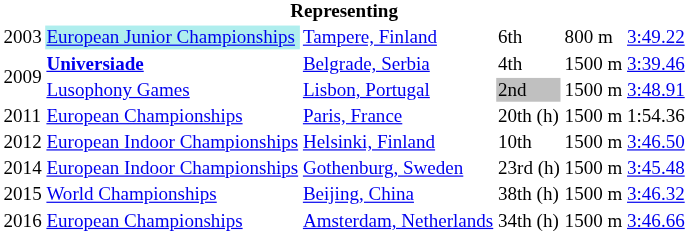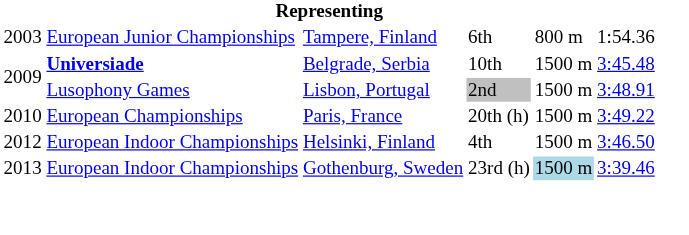(171, 37) paleturquoise background -> (171, 37) no background
(656, 37) 3:49.22 -> (626, 37) 1:54.36
(510, 63) 4th -> (485, 63) 10th
(656, 63) 3:39.46 -> (626, 63) 3:45.48
(22, 115) 2011 -> (23, 115) 2010
(656, 115) 1:54.36 -> (626, 115) 3:49.22
(515, 142) 10th -> (480, 142) 4th
(23, 168) 2014 -> (23, 168) 2013
(593, 168) no background -> (564, 168) lightblue background
(656, 168) 3:45.48 -> (626, 168) 3:39.46
- row: (358, 194)
- row: (398, 220)
